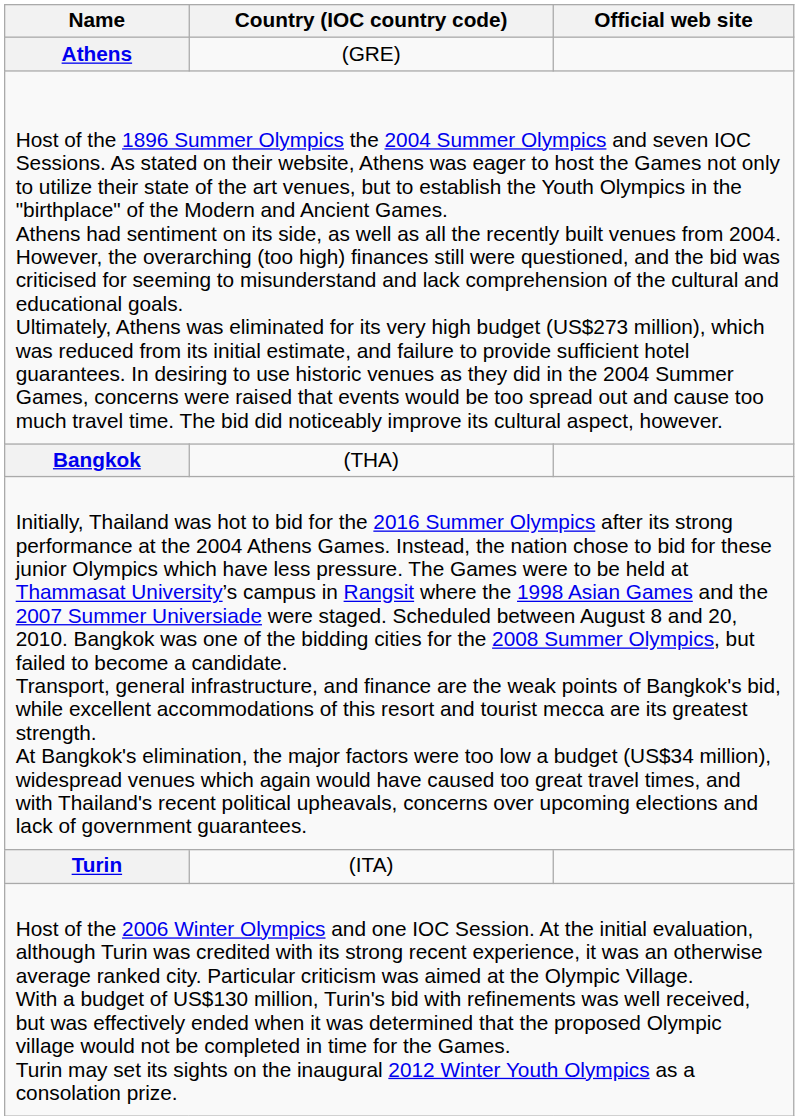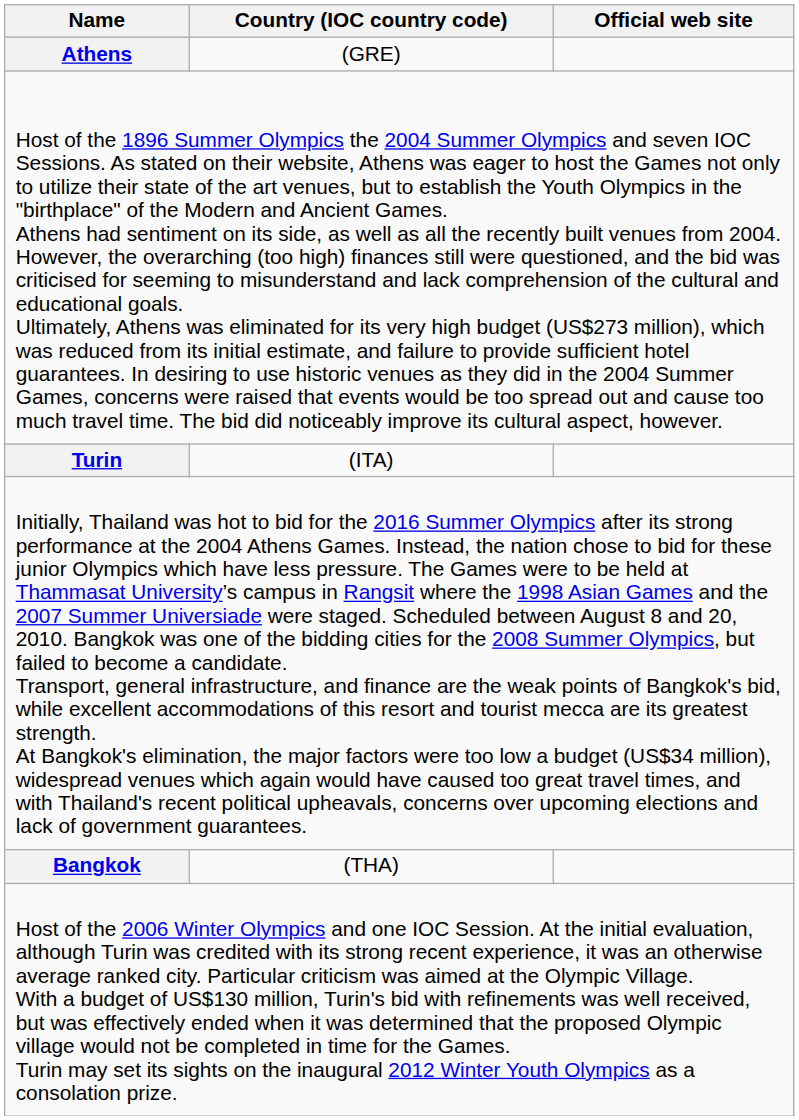rows swapped: (97, 460) <-> (97, 866)
